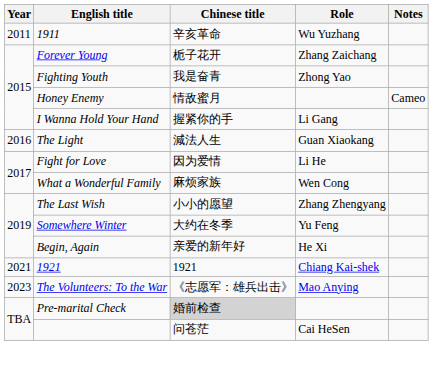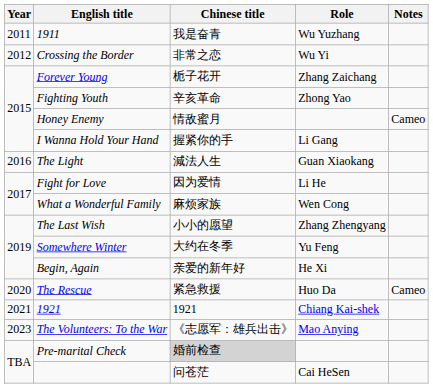(197, 33) 辛亥革命 -> (197, 33) 我是奋青
+ row: (85, 55)
(197, 76) 我是奋青 -> (197, 97) 辛亥革命
+ row: (64, 289)
